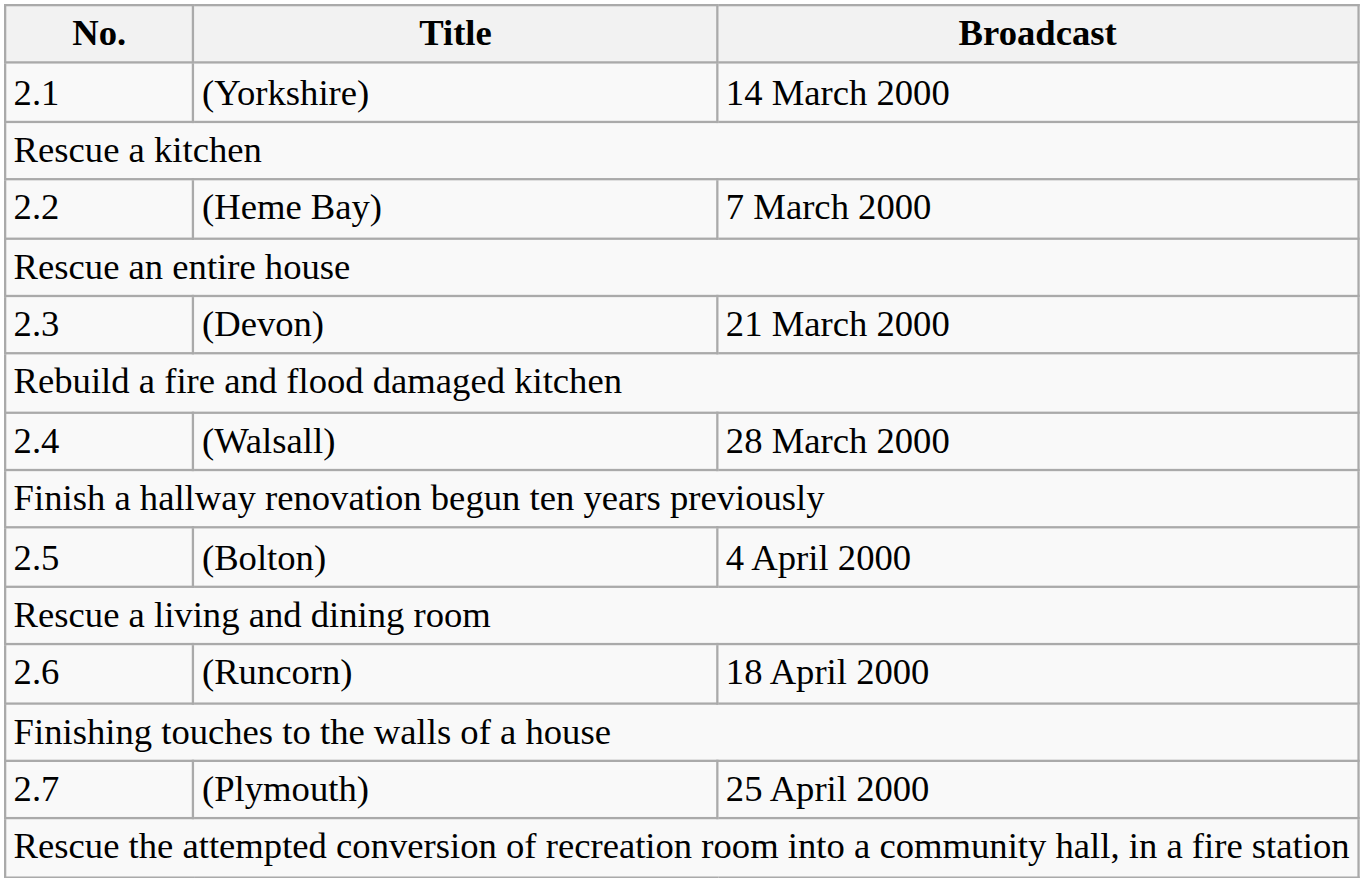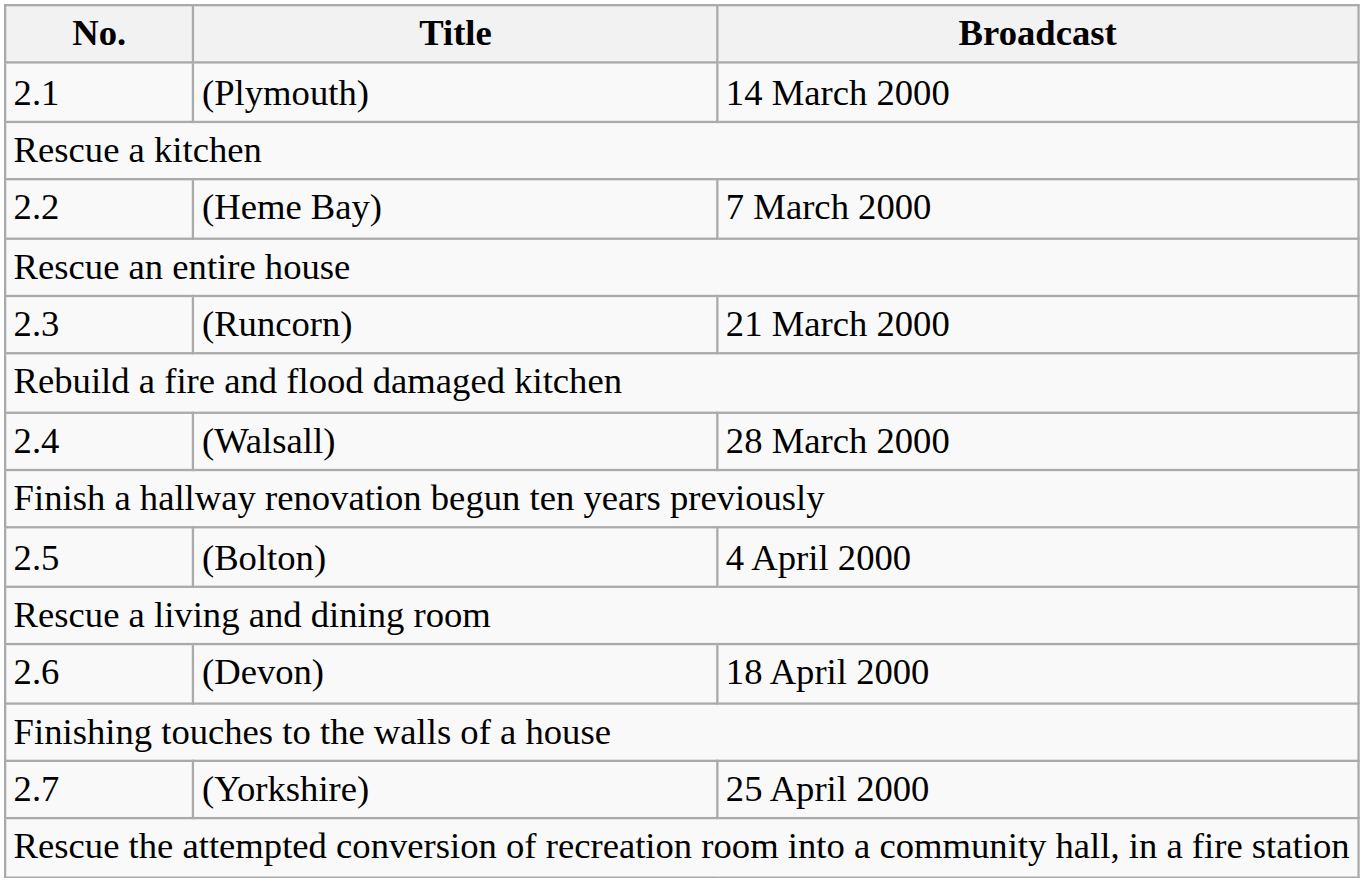(286, 91) (Yorkshire) -> (285, 91) (Plymouth)
(263, 324) (Devon) -> (277, 324) (Runcorn)
(277, 672) (Runcorn) -> (263, 672) (Devon)
(285, 788) (Plymouth) -> (286, 788) (Yorkshire)
